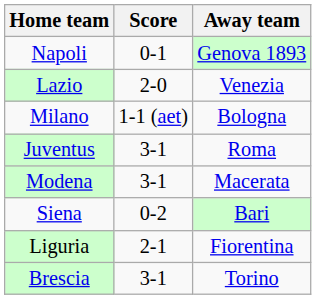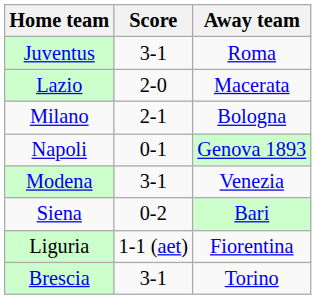rows swapped: (59, 149) <-> (59, 52)
(252, 85) Venezia -> (252, 85) Macerata
(153, 117) 1-1 (aet) -> (153, 117) 2-1
(252, 181) Macerata -> (252, 181) Venezia
(153, 246) 2-1 -> (153, 246) 1-1 (aet)
